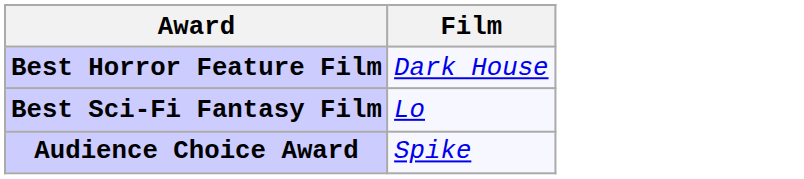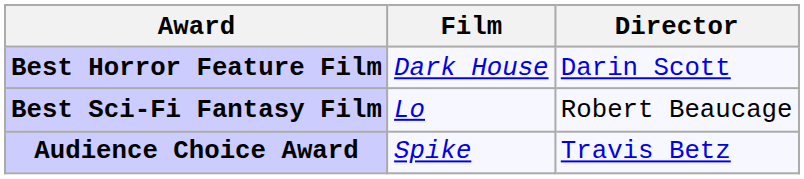+ column: (677, 26)
